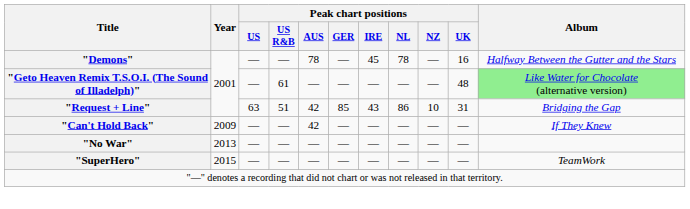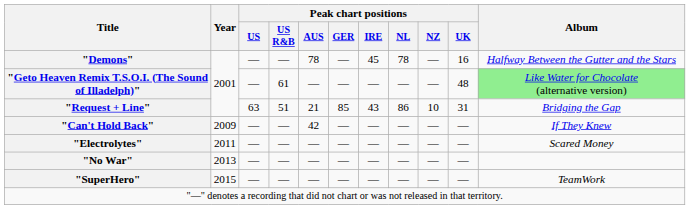(313, 107) 42 -> (313, 107) 21
+ row: (108, 143)
